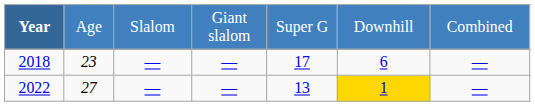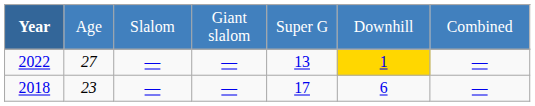rows swapped: (34, 62) <-> (34, 88)
